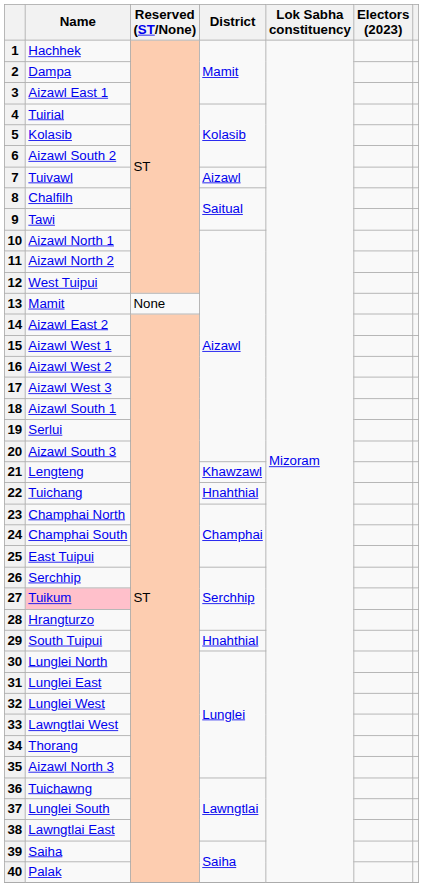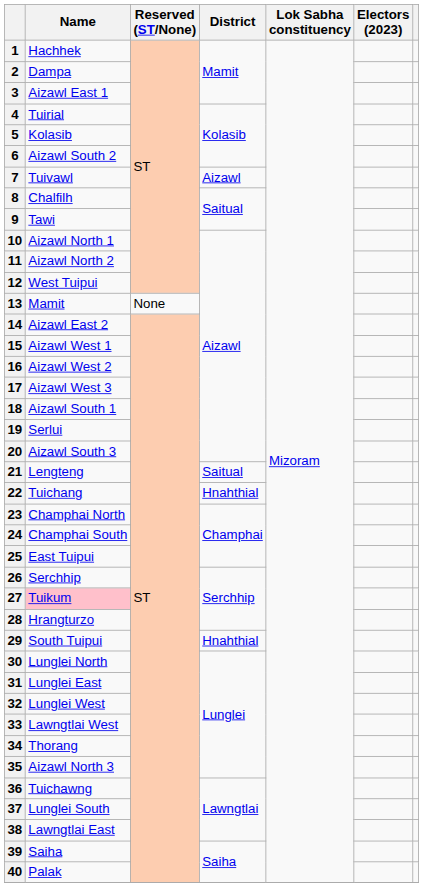(232, 472) Khawzawl -> (223, 472) Saitual
